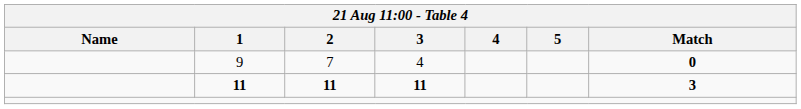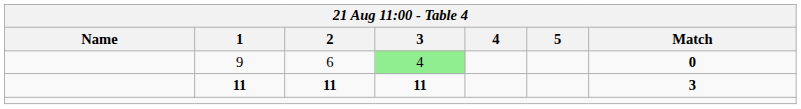(330, 62) 7 -> (330, 62) 6
(420, 62) no background -> (420, 62) lightgreen background
